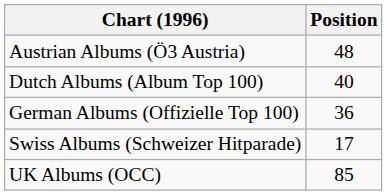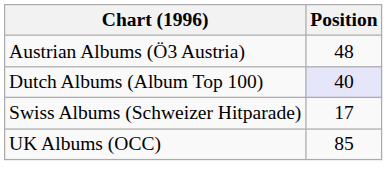(344, 81) no background -> (344, 81) lavender background
- row: (154, 112)
